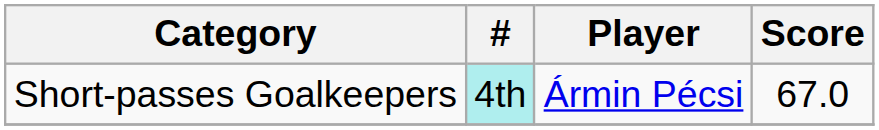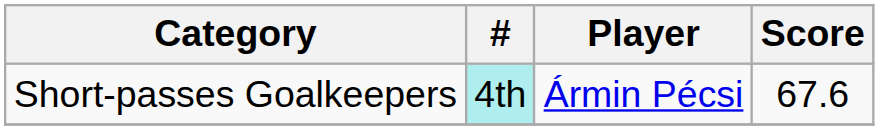(813, 93) 67.0 -> (813, 93) 67.6
